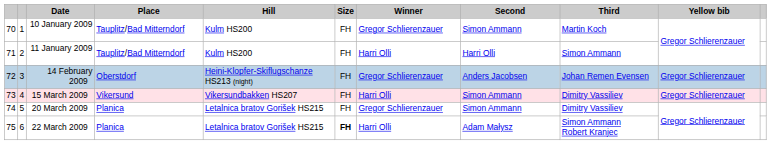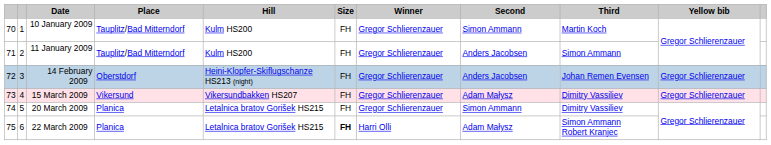(375, 53) Harri Olli -> (401, 53) Gregor Schlierenzauer
(479, 53) Harri Olli -> (495, 53) Anders Jacobsen
(375, 95) Harri Olli -> (401, 95) Gregor Schlierenzauer
(492, 95) Simon Ammann -> (488, 95) Adam Małysz
